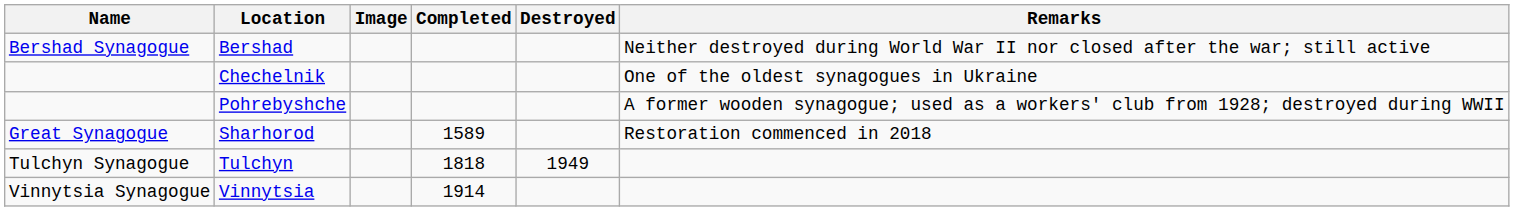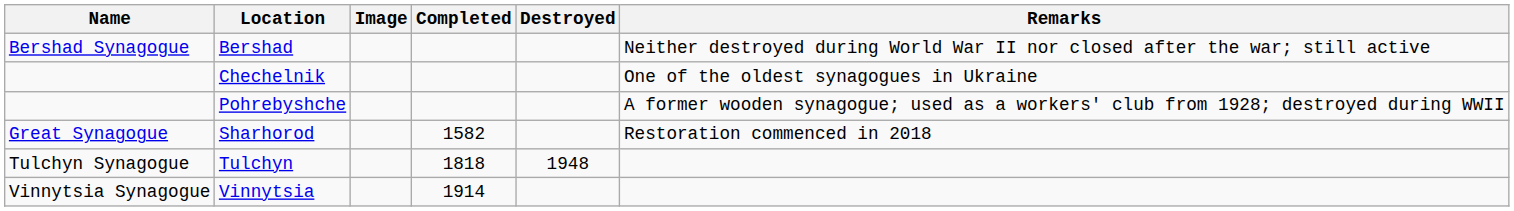(464, 134) 1589 -> (464, 134) 1582
(568, 163) 1949 -> (568, 163) 1948
